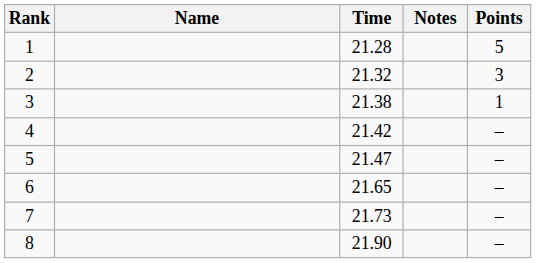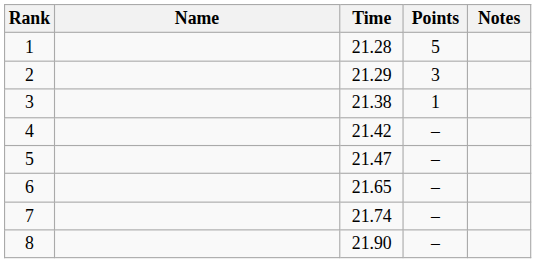columns swapped: (499, 18) <-> (435, 18)
(372, 74) 21.32 -> (372, 74) 21.29
(372, 215) 21.73 -> (372, 215) 21.74
